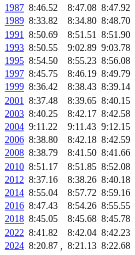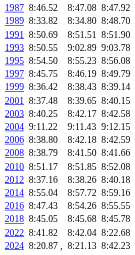(116, 232) 8:42.23 -> (116, 232) 8:22.68
(116, 246) 8:22.68 -> (116, 246) 8:42.23
